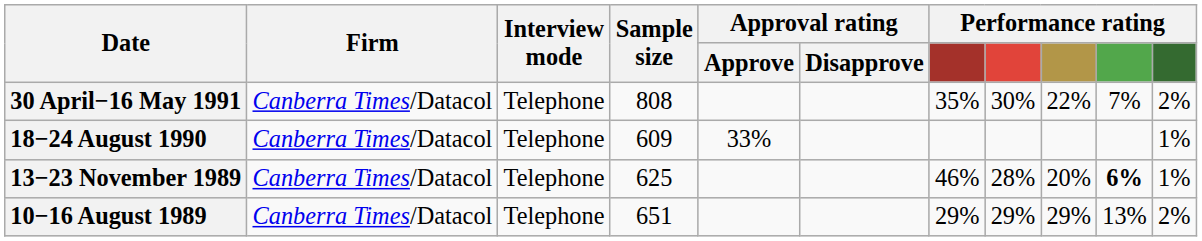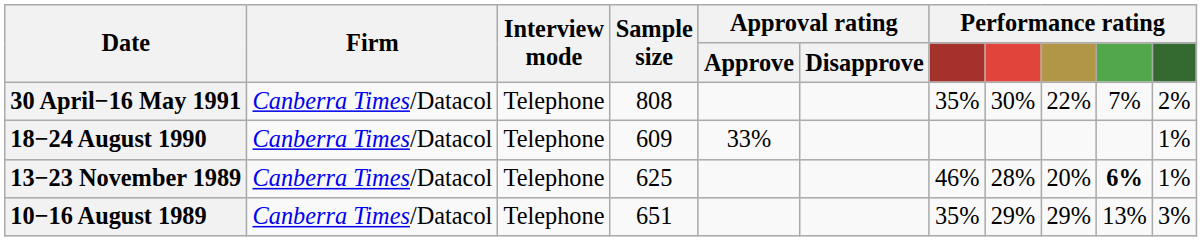(957, 216) 29% -> (957, 216) 35%
(1174, 216) 2% -> (1174, 216) 3%
